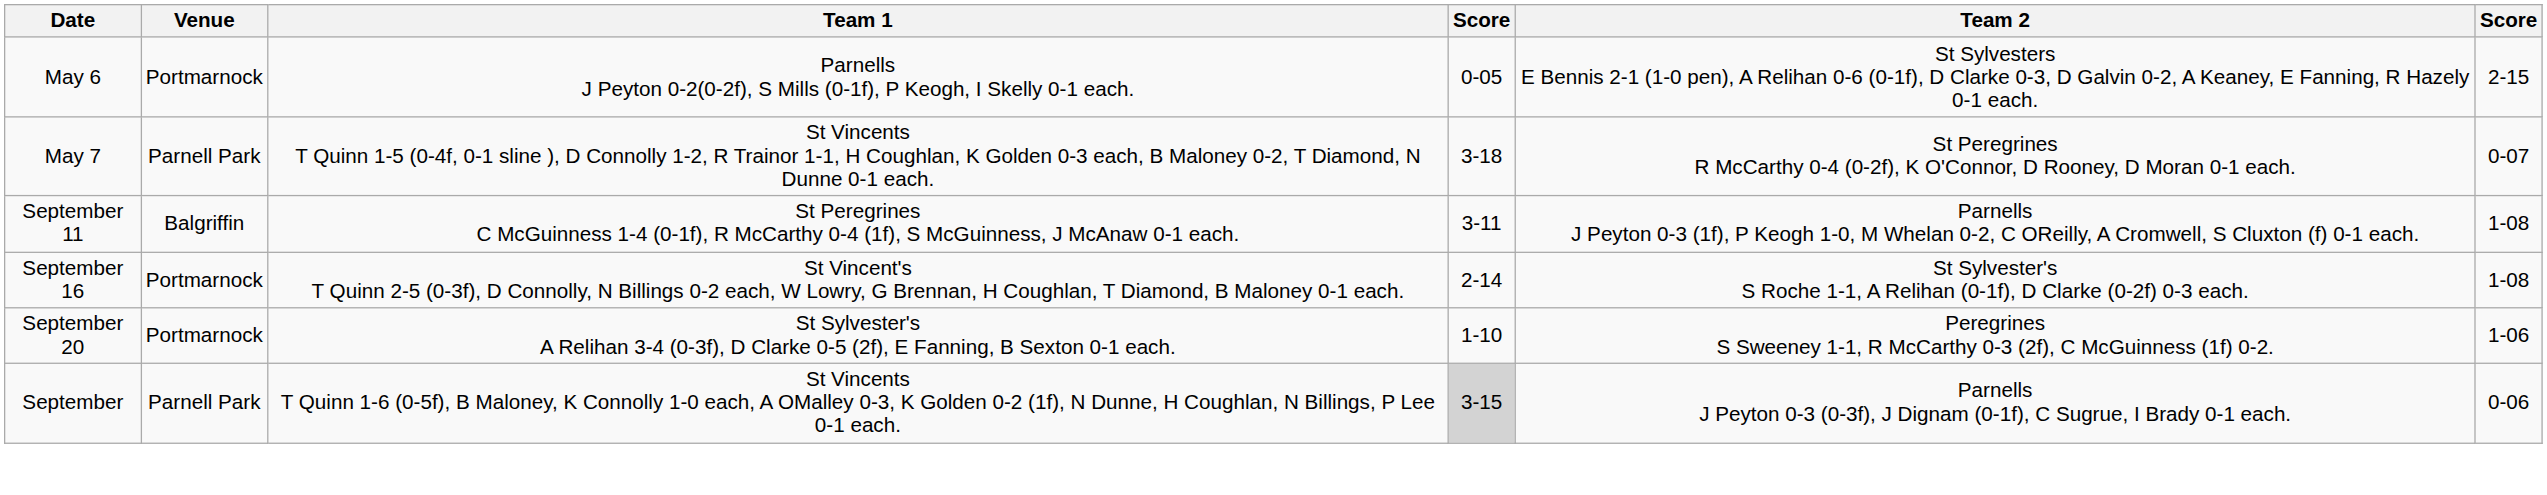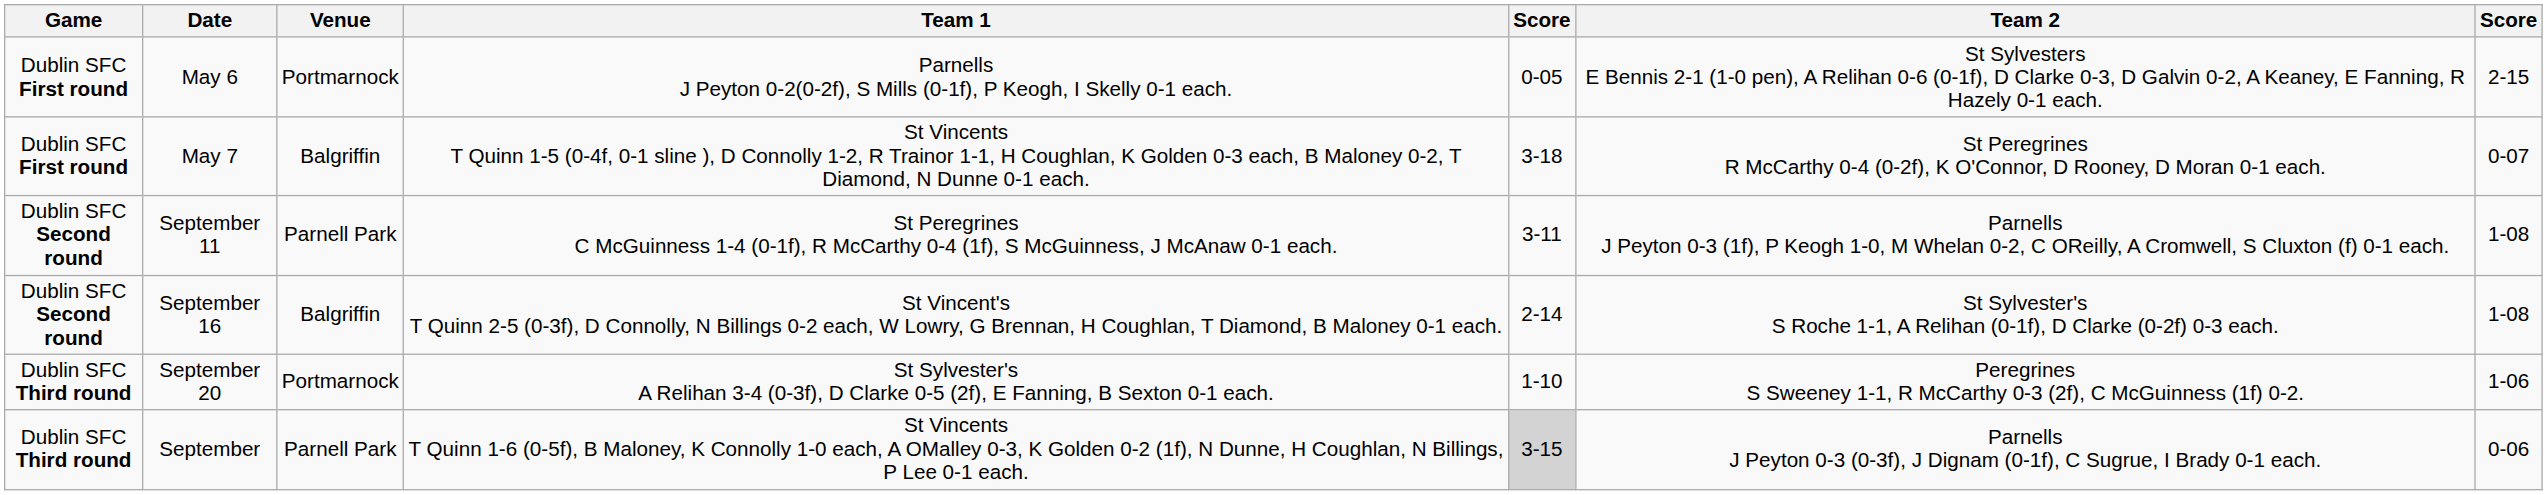+ column: (74, 20)
(204, 155) Parnell Park -> (340, 155) Balgriffin
(204, 223) Balgriffin -> (340, 235) Parnell Park
(204, 279) Portmarnock -> (340, 314) Balgriffin
